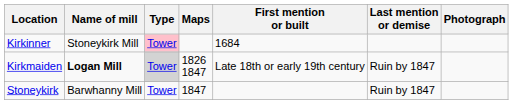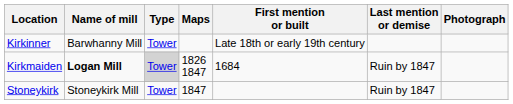(103, 43) Stoneykirk Mill -> (105, 43) Barwhanny Mill
(162, 43) pink background -> (162, 43) no background
(227, 43) 1684 -> (290, 43) Late 18th or early 19th century
(290, 66) Late 18th or early 19th century -> (227, 66) 1684
(105, 90) Barwhanny Mill -> (103, 90) Stoneykirk Mill
